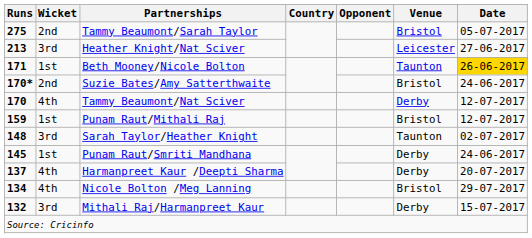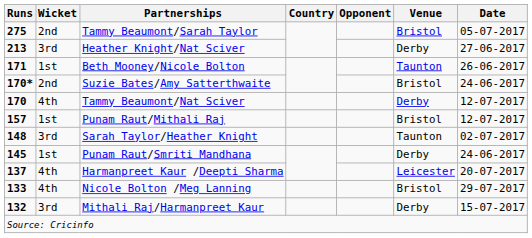(426, 48) Leicester -> (413, 48) Derby
(493, 66) gold background -> (493, 66) no background
(17, 119) 159 -> (17, 119) 157
(413, 171) Derby -> (426, 171) Leicester
(17, 189) 134 -> (17, 189) 133
